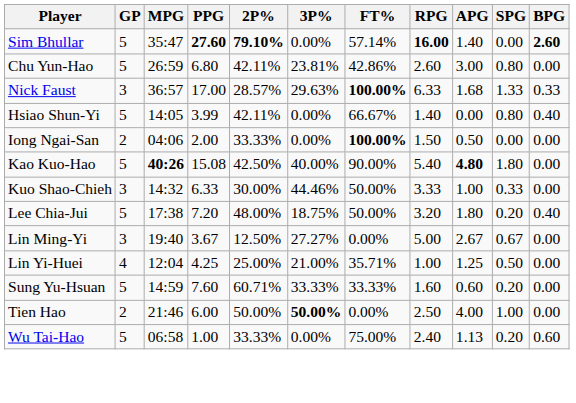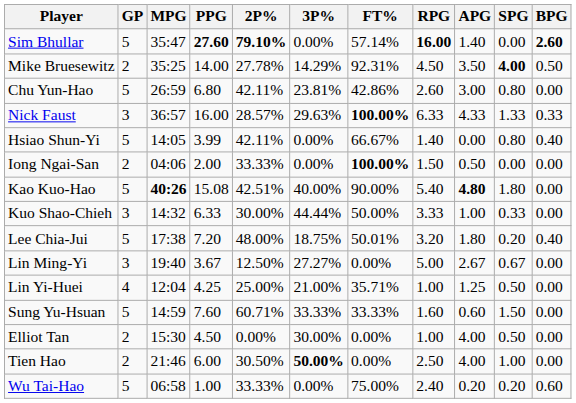+ row: (61, 66)
(209, 90) 17.00 -> (211, 115) 16.00
(469, 90) 1.68 -> (472, 115) 4.33
(257, 164) 42.50% -> (260, 189) 42.51%
(315, 189) 44.46% -> (317, 213) 44.44%
(372, 213) 50.00% -> (375, 238) 50.01%
(509, 287) 0.20 -> (512, 312) 1.50
+ row: (39, 336)
(257, 312) 50.00% -> (260, 361) 30.50%
(469, 336) 1.13 -> (472, 386) 0.20
